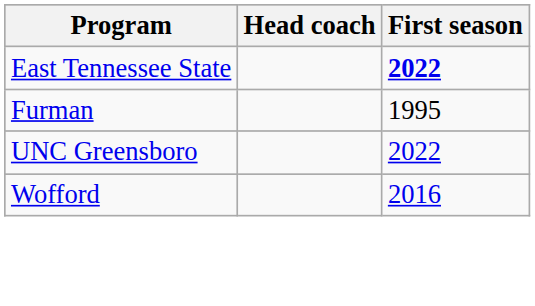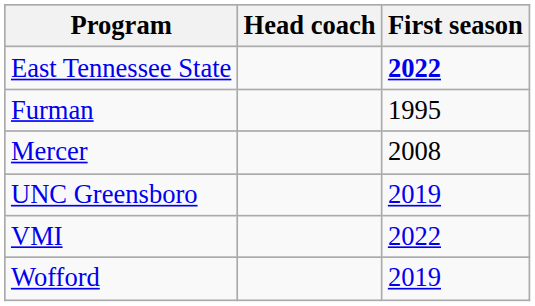+ row: (49, 151)
(414, 151) 2022 -> (414, 194) 2019
+ row: (37, 236)
(414, 194) 2016 -> (414, 278) 2019
